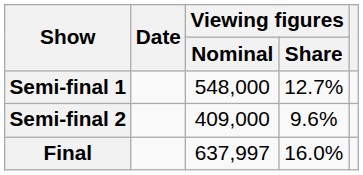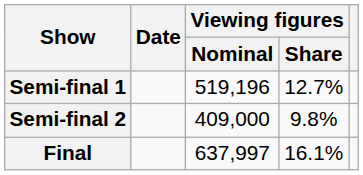(232, 86) 548,000 -> (232, 86) 519,196
(314, 119) 9.6% -> (314, 119) 9.8%
(314, 152) 16.0% -> (314, 152) 16.1%
